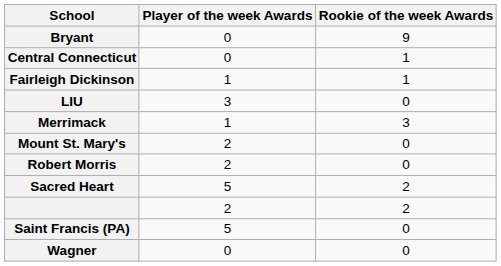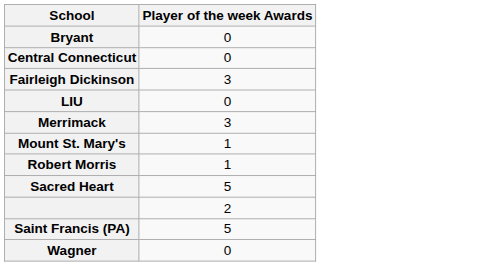- column: (406, 16)
(227, 80) 1 -> (227, 80) 3
(227, 101) 3 -> (227, 101) 0
(227, 122) 1 -> (227, 122) 3
(227, 144) 2 -> (227, 144) 1
(227, 165) 2 -> (227, 165) 1
